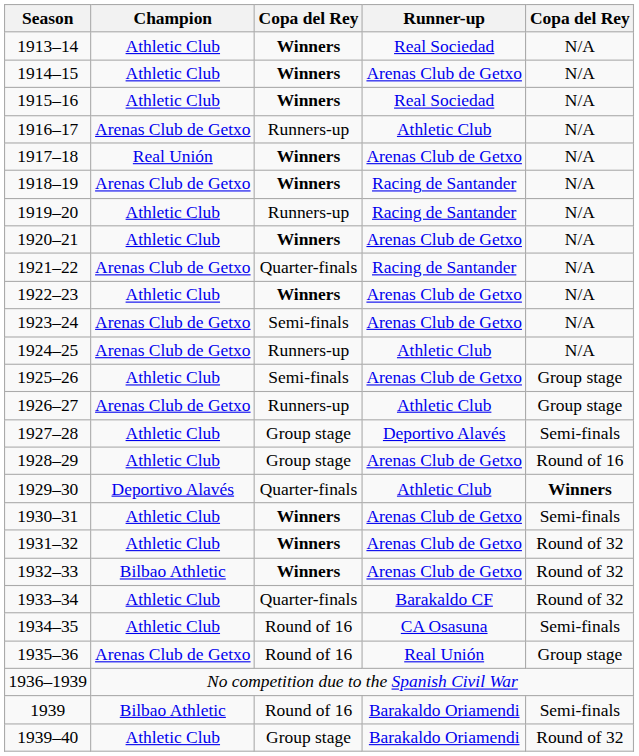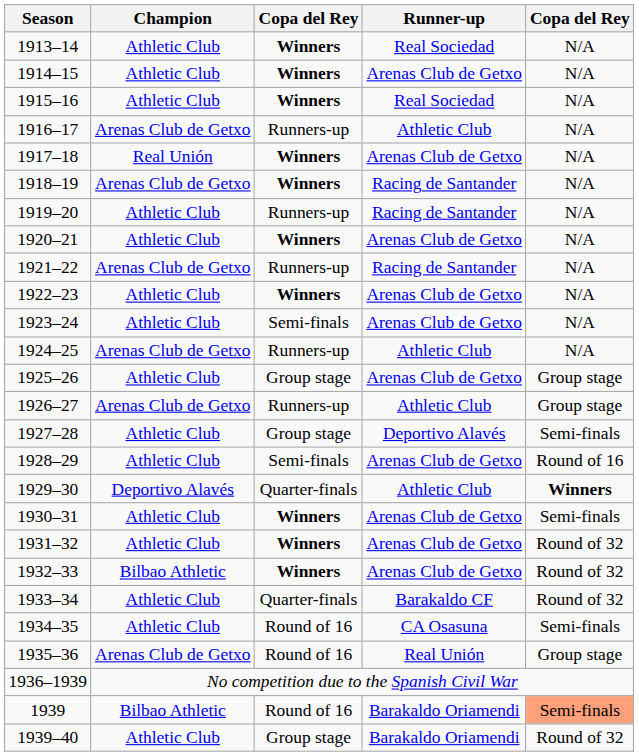(308, 267) Quarter-finals -> (309, 267) Runners-up
(173, 322) Arenas Club de Getxo -> (173, 322) Athletic Club
(308, 377) Semi-finals -> (308, 377) Group stage
(308, 460) Group stage -> (308, 460) Semi-finals
(580, 709) no background -> (580, 709) lightsalmon background
